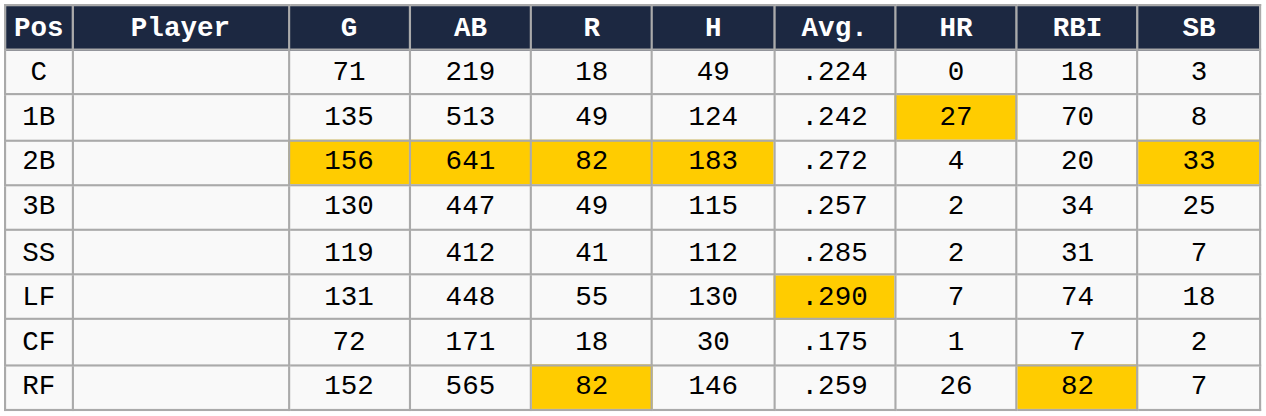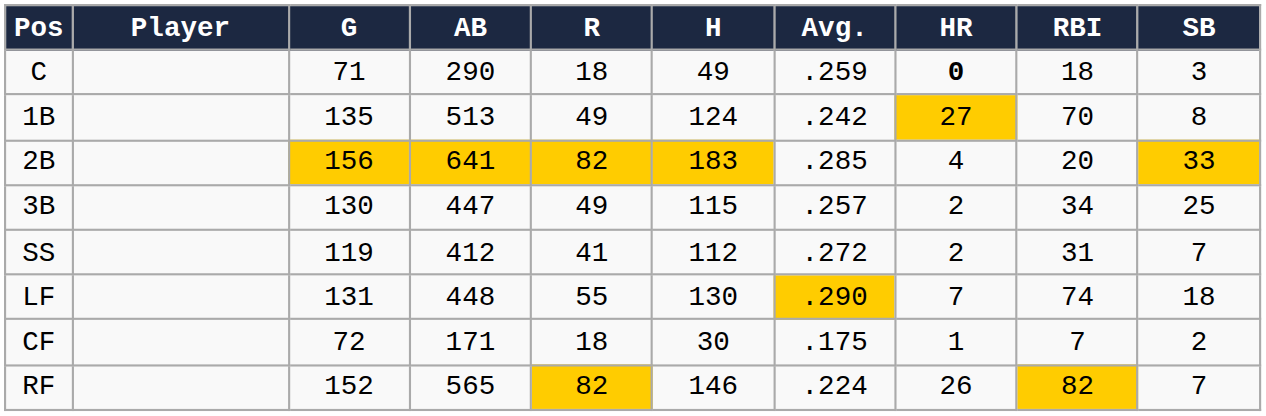(470, 72) 219 -> (470, 72) 290
(835, 72) .224 -> (835, 72) .259
(956, 72) normal -> (956, 72) bold
(835, 162) .272 -> (835, 162) .285
(835, 252) .285 -> (835, 252) .272
(835, 387) .259 -> (835, 387) .224
